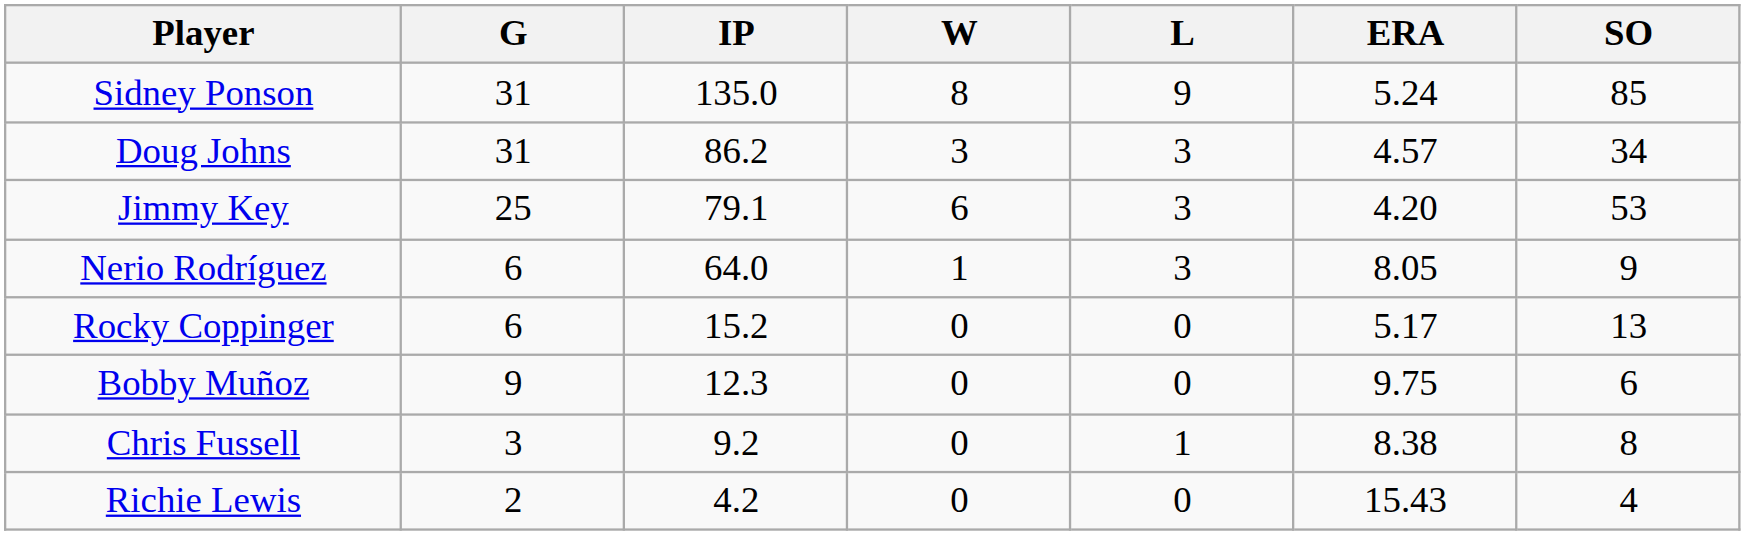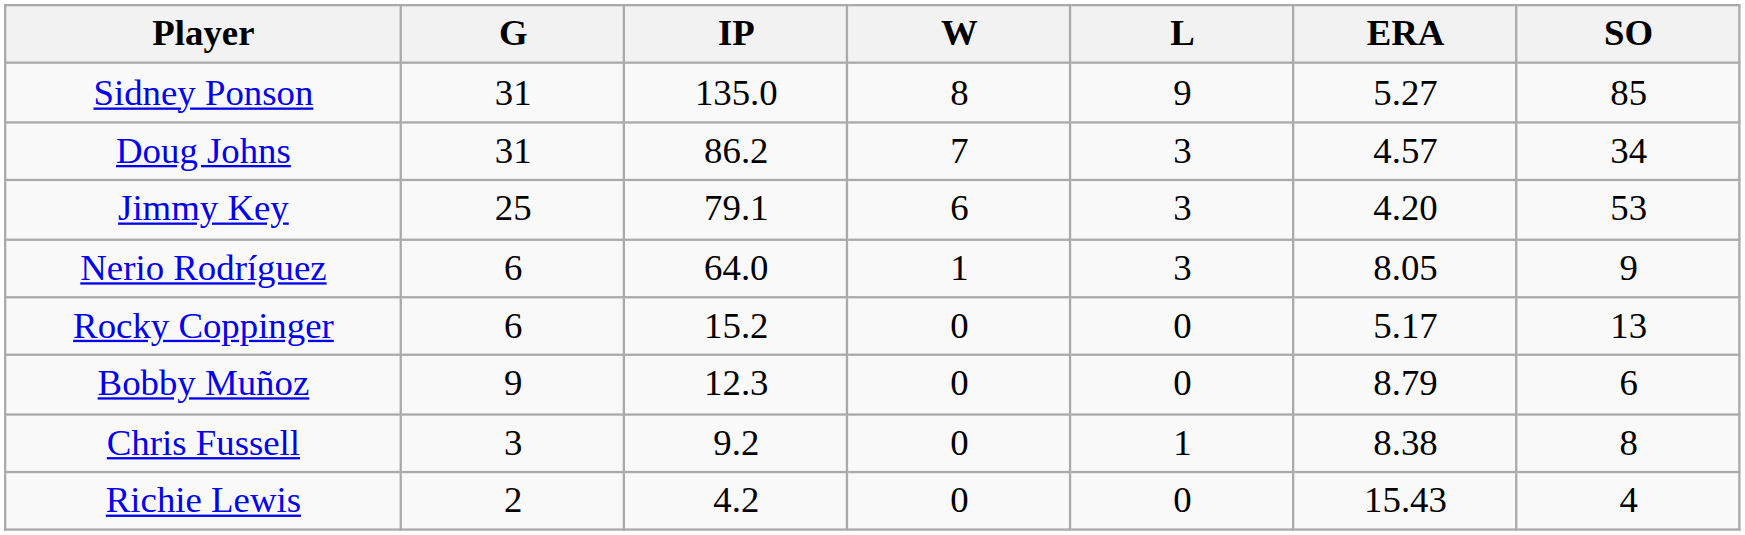(1405, 92) 5.24 -> (1405, 92) 5.27
(959, 150) 3 -> (959, 150) 7
(1405, 383) 9.75 -> (1405, 383) 8.79
